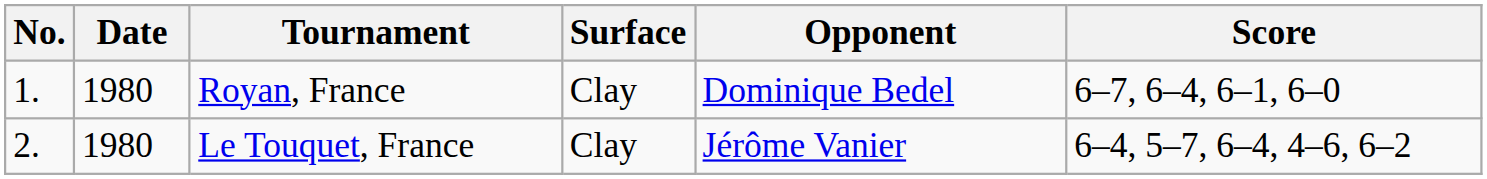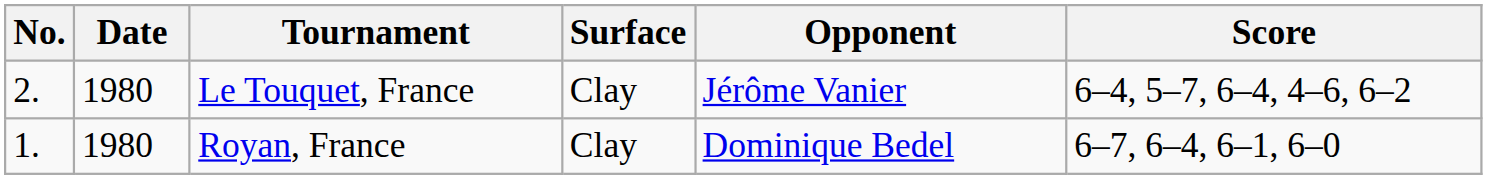rows swapped: (302, 88) <-> (336, 145)
